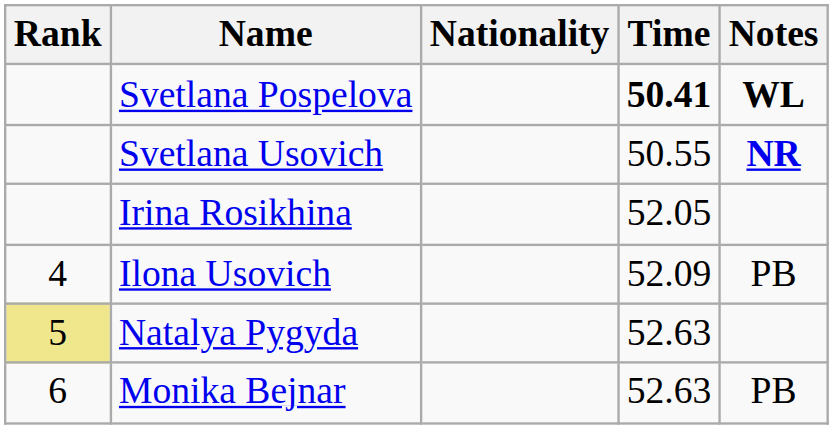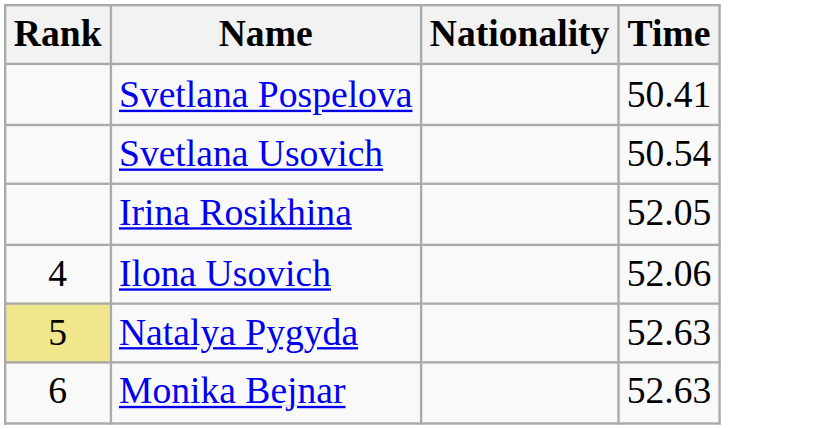- column: (774, 34)
(669, 93) bold -> (669, 93) normal
(669, 153) 50.55 -> (669, 153) 50.54
(669, 272) 52.09 -> (669, 272) 52.06
